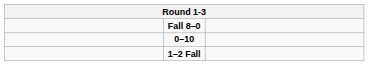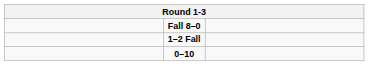rows swapped: (184, 54) <-> (184, 40)
